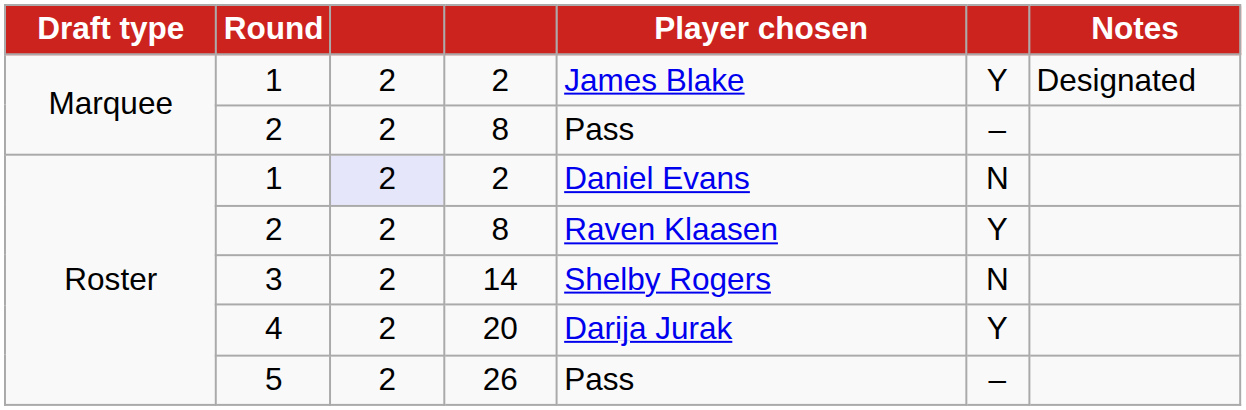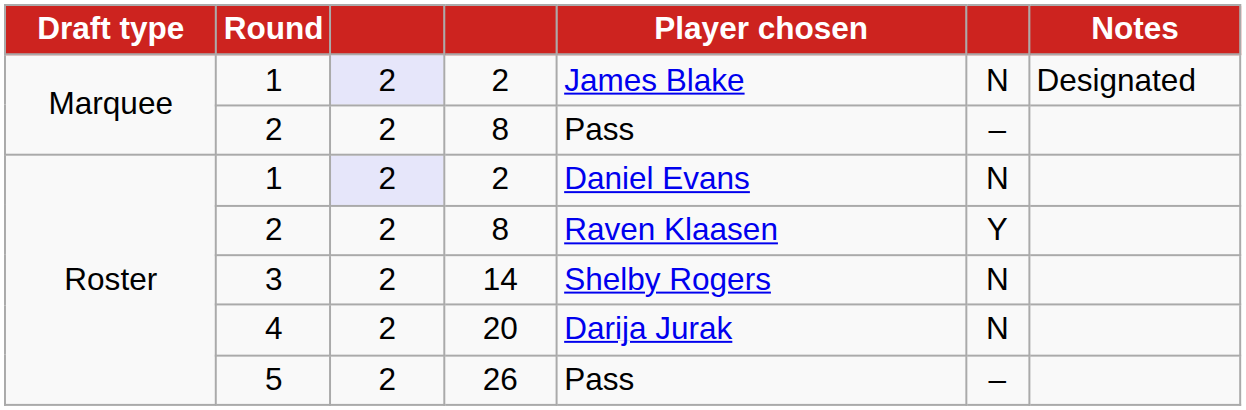(387, 79) no background -> (387, 79) lavender background
(997, 79) Y -> (997, 79) N
(997, 329) Y -> (997, 329) N
